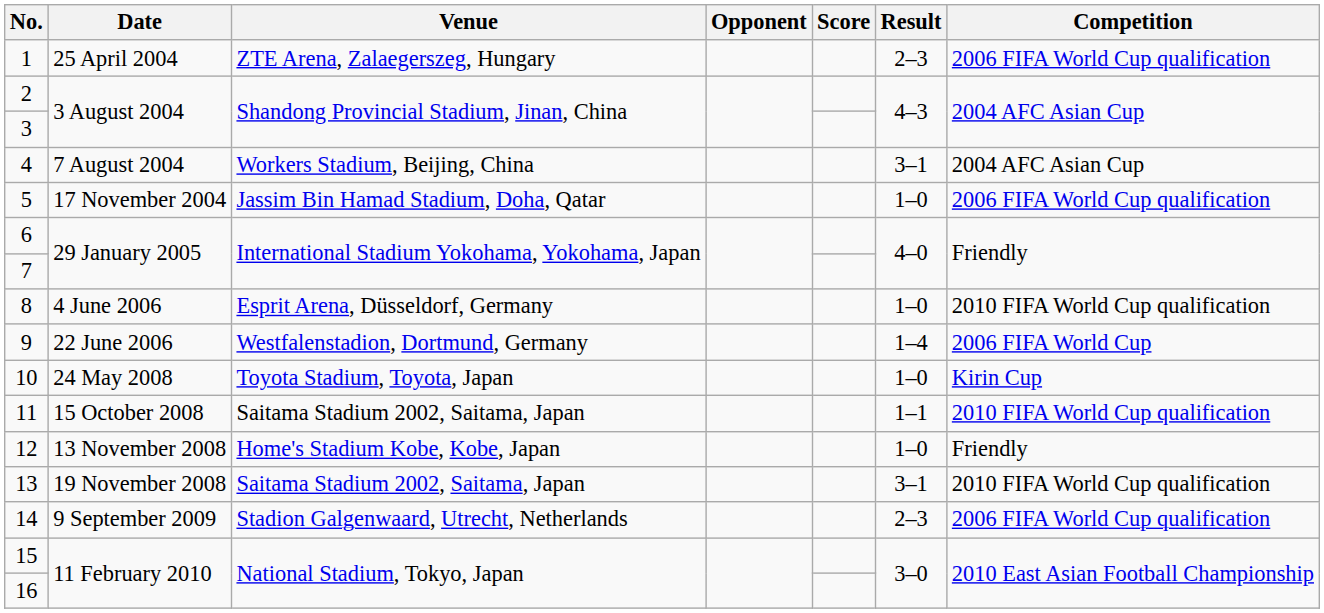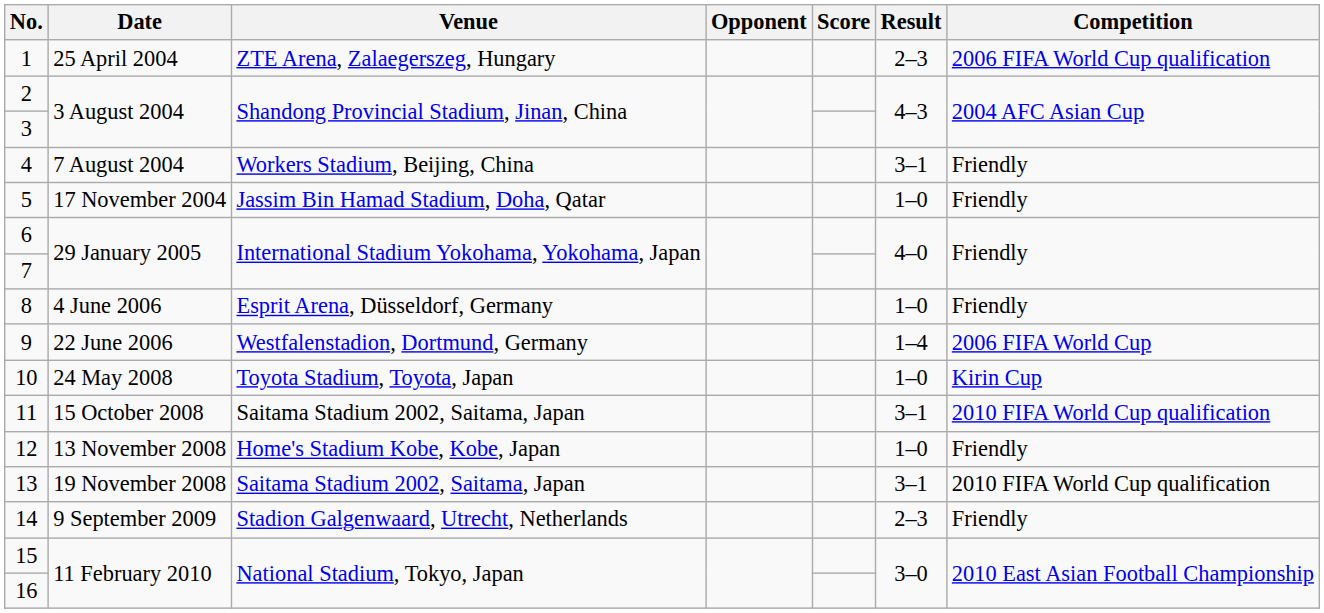(1048, 164) 2004 AFC Asian Cup -> (990, 164) Friendly
(1111, 199) 2006 FIFA World Cup qualification -> (990, 199) Friendly
(1111, 306) 2010 FIFA World Cup qualification -> (990, 306) Friendly
(911, 413) 1–1 -> (911, 413) 3–1
(1111, 519) 2006 FIFA World Cup qualification -> (990, 519) Friendly
